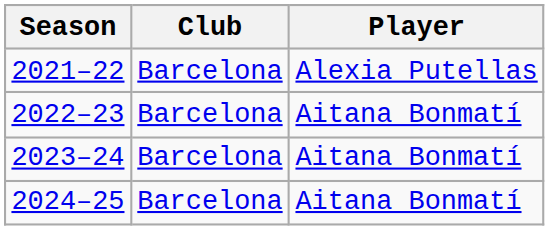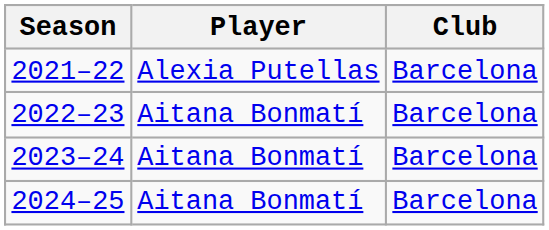columns swapped: (417, 27) <-> (210, 27)
